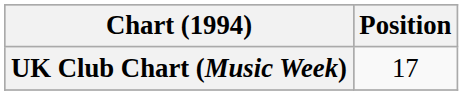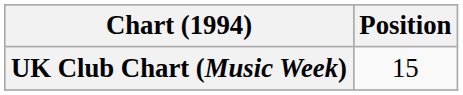(405, 68) 17 -> (405, 68) 15
